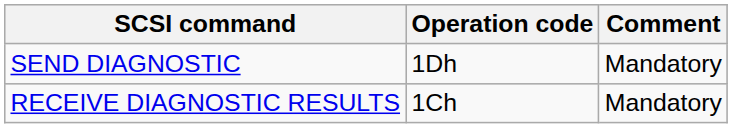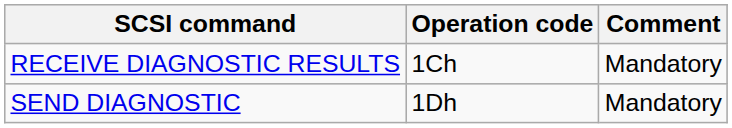rows swapped: (205, 102) <-> (126, 63)
